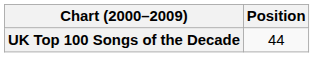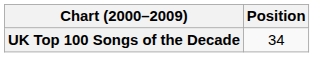(276, 39) 44 -> (276, 39) 34
